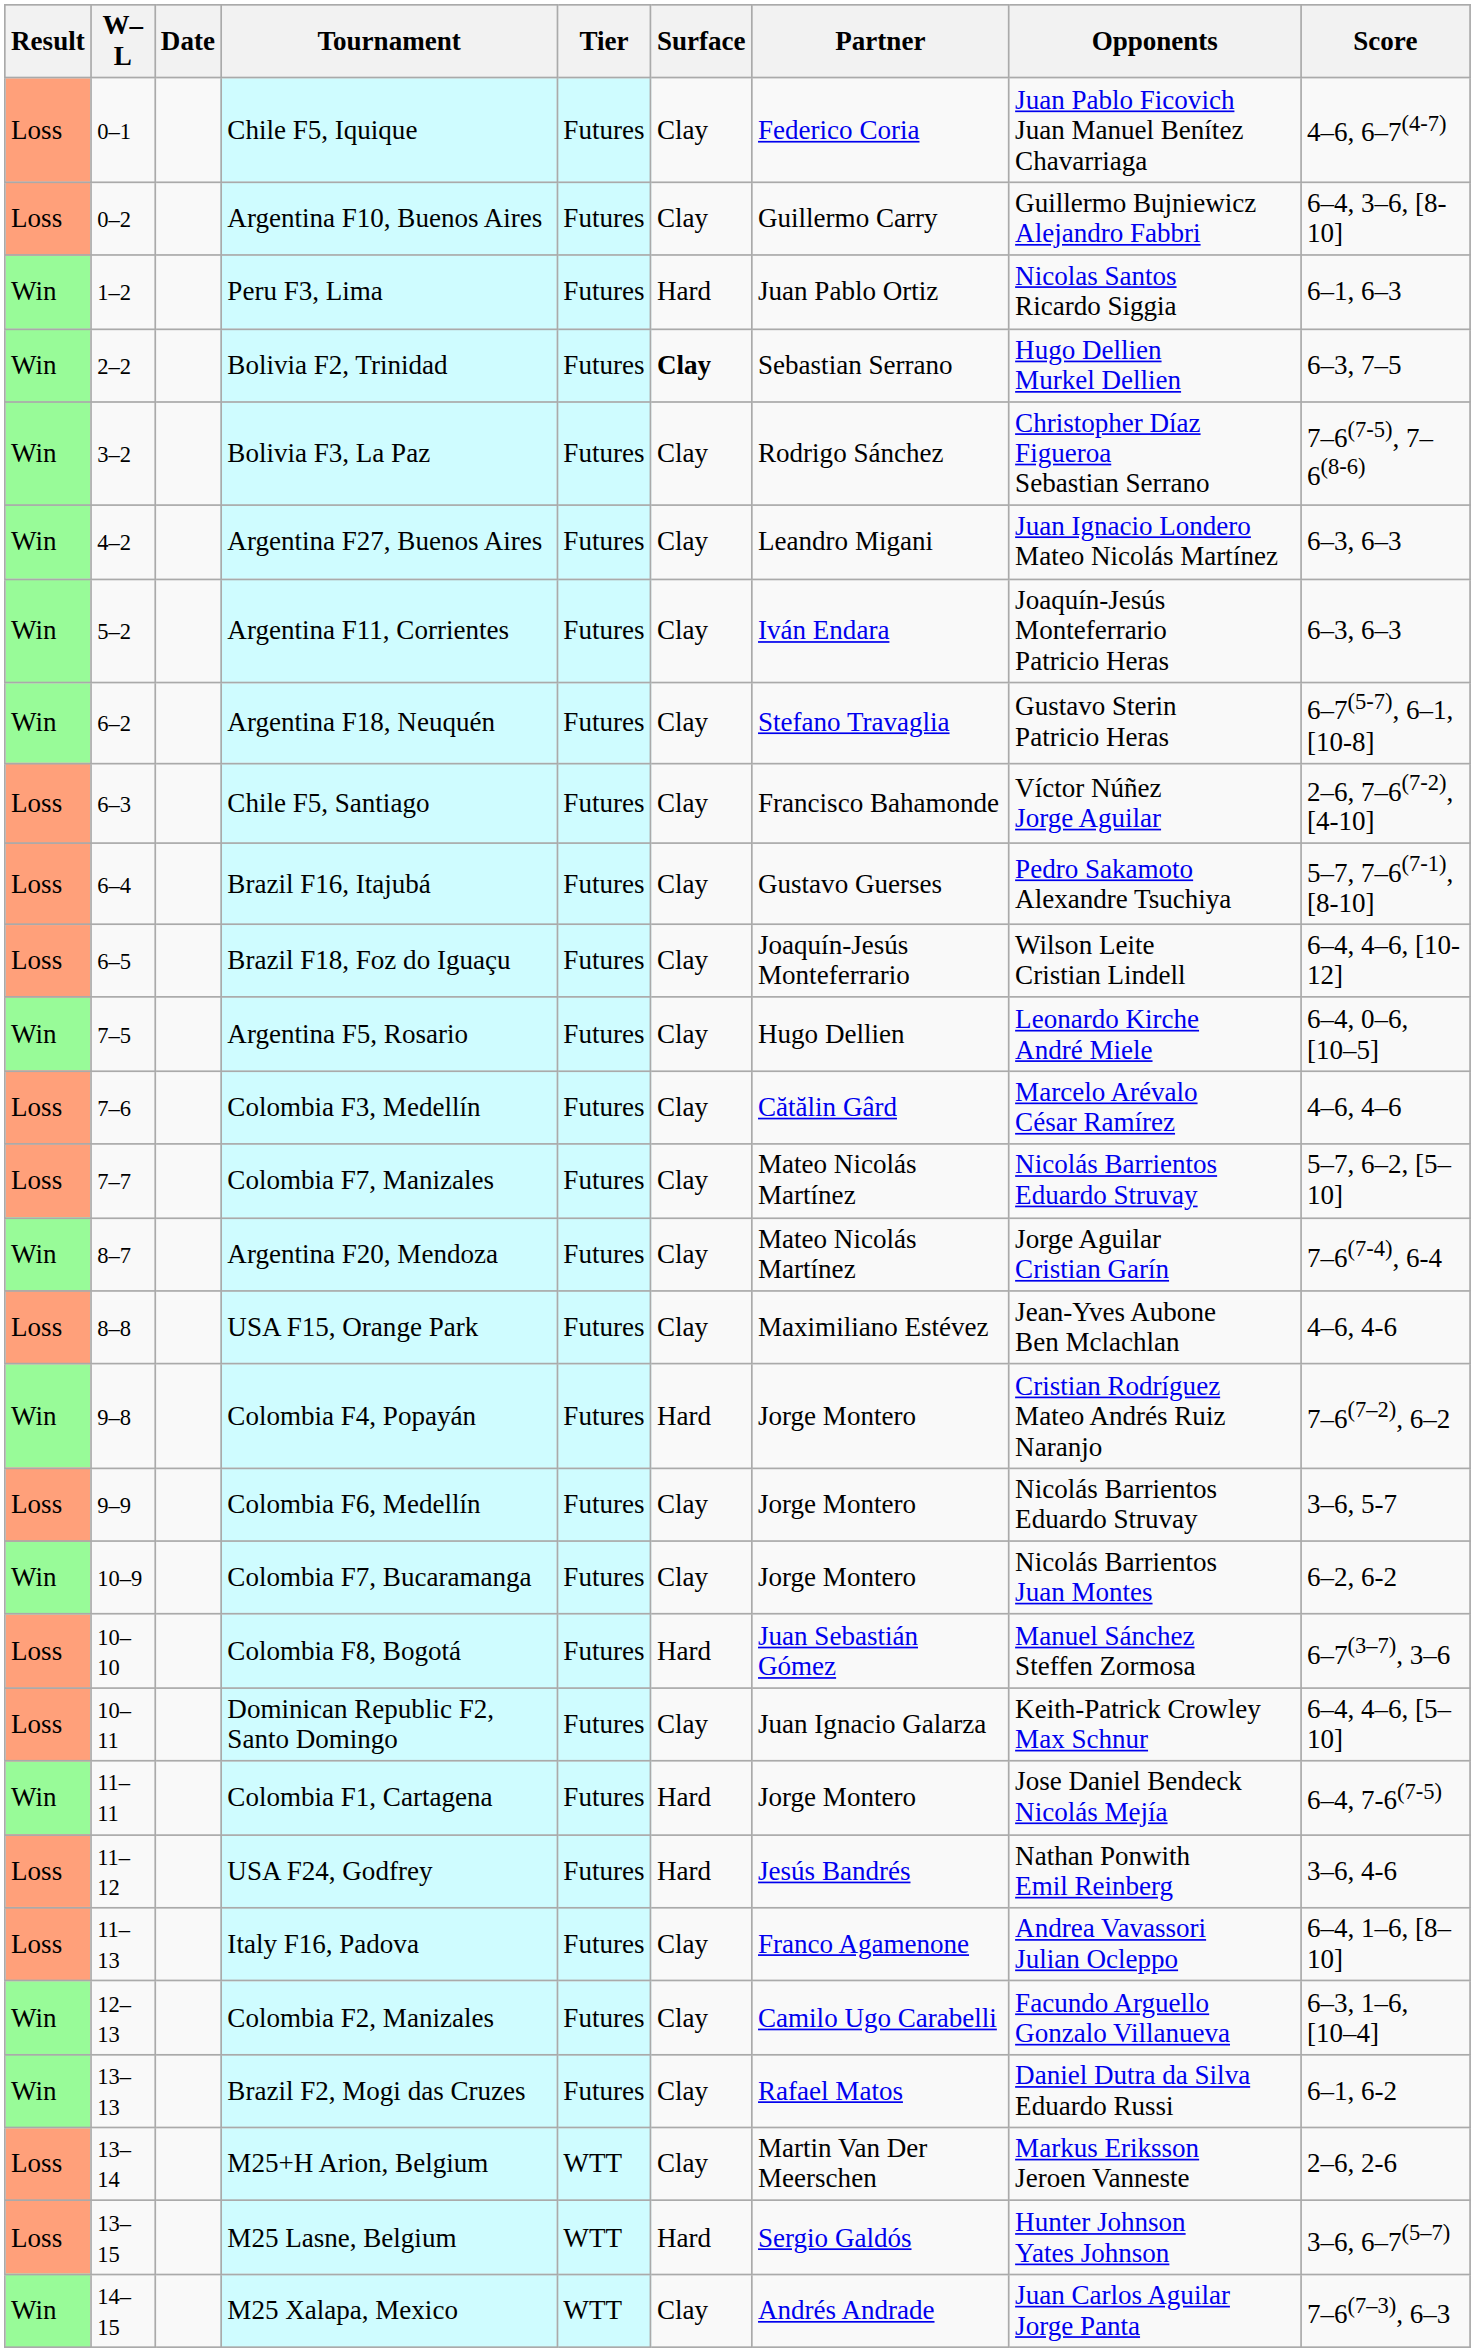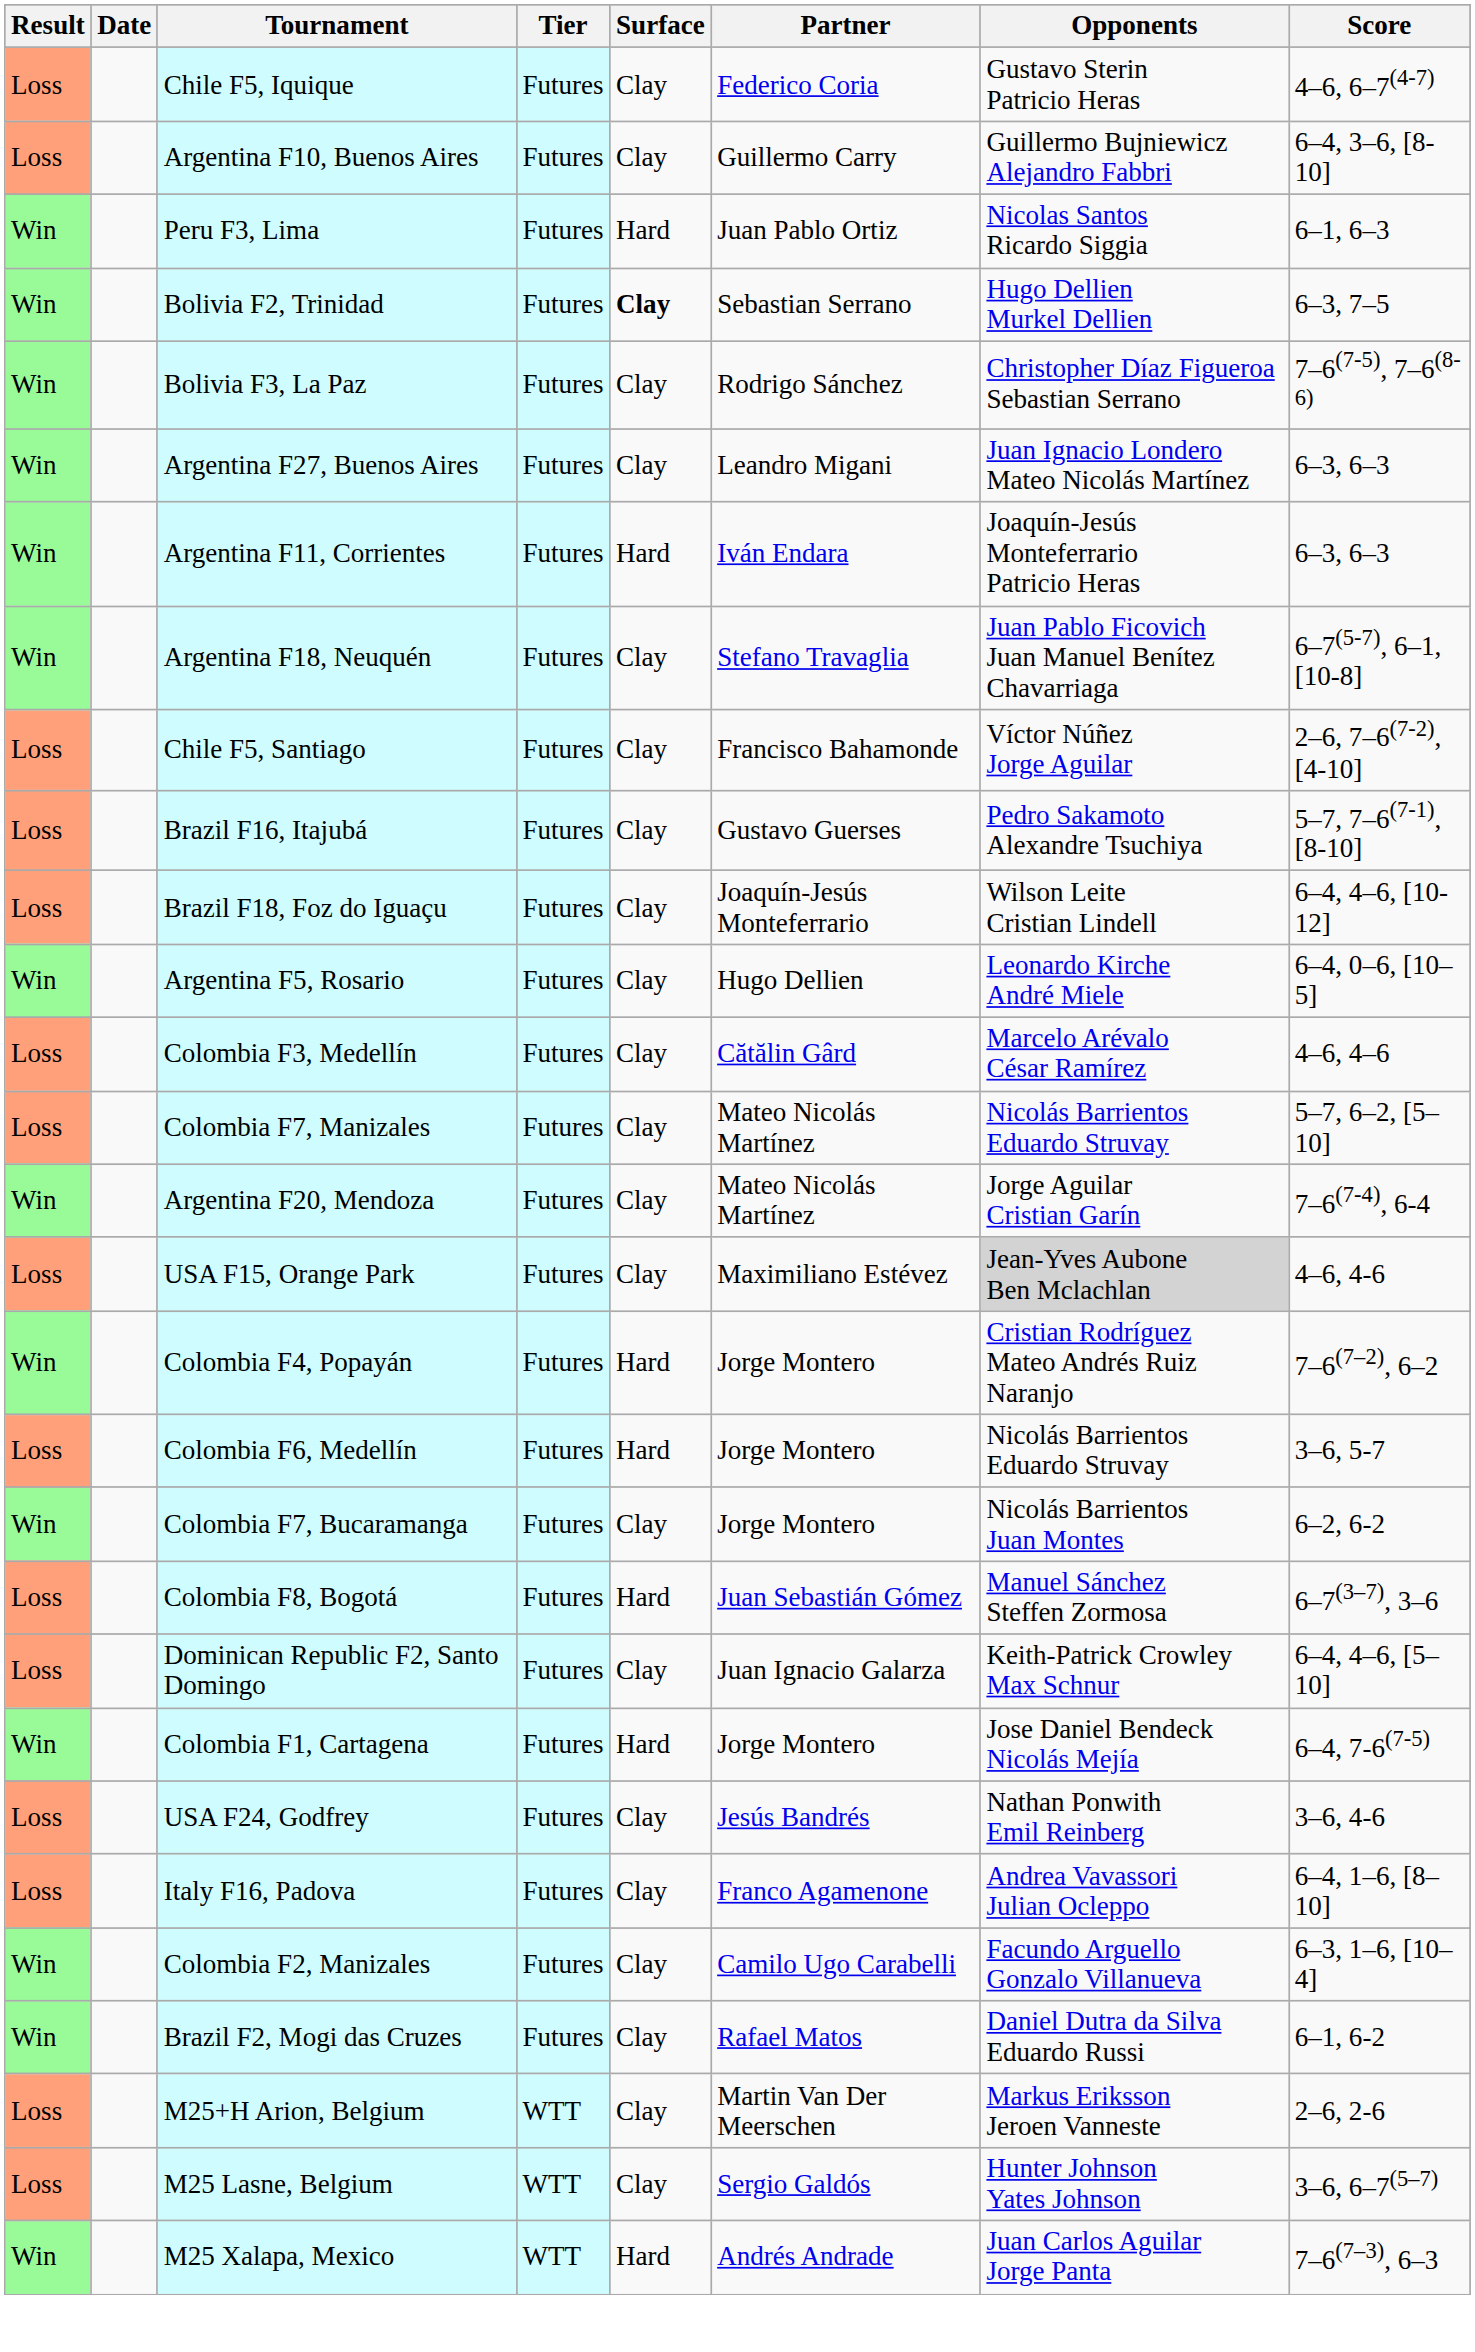- column: (123, 41)
(1129, 129) Juan Pablo Ficovich Juan Manuel Benítez Chavarriaga -> (1067, 84) Gustavo Sterin Patricio Heras
(682, 630) Clay -> (643, 553) Hard
(1096, 722) Gustavo Sterin Patricio Heras -> (1101, 657) Juan Pablo Ficovich Juan Manuel Benítez Chavarriaga
(1116, 1327) no background -> (1087, 1273) lightgrey background
(682, 1504) Clay -> (643, 1450) Hard
(684, 1870) Hard -> (642, 1817) Clay
(684, 2237) Hard -> (642, 2183) Clay
(682, 2310) Clay -> (643, 2257) Hard
